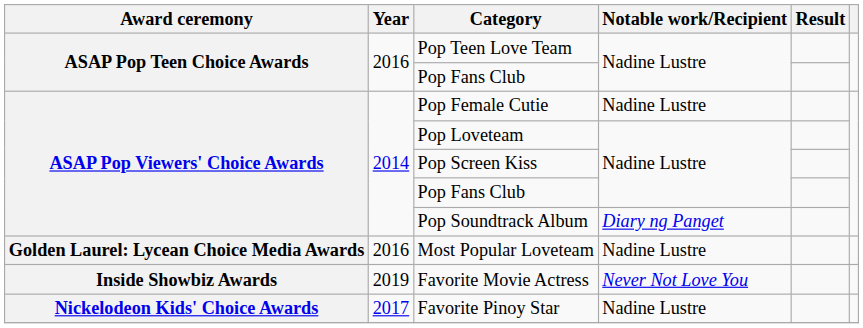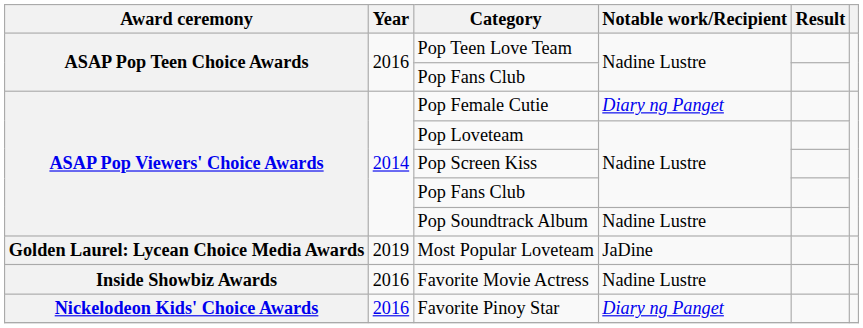(654, 105) Nadine Lustre -> (663, 105) Diary ng Panget
(663, 221) Diary ng Panget -> (654, 221) Nadine Lustre
(391, 250) 2016 -> (391, 250) 2019
(654, 250) Nadine Lustre -> (628, 250) JaDine
(391, 279) 2019 -> (391, 279) 2016
(675, 279) Never Not Love You -> (654, 279) Nadine Lustre
(391, 308) 2017 -> (391, 308) 2016
(654, 308) Nadine Lustre -> (663, 308) Diary ng Panget
